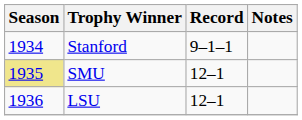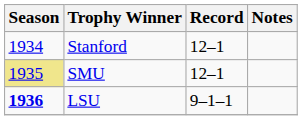(211, 45) 9–1–1 -> (207, 45) 12–1
(26, 100) normal -> (26, 100) bold
(207, 100) 12–1 -> (211, 100) 9–1–1
